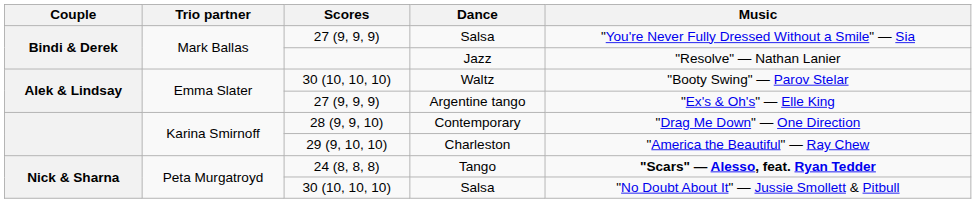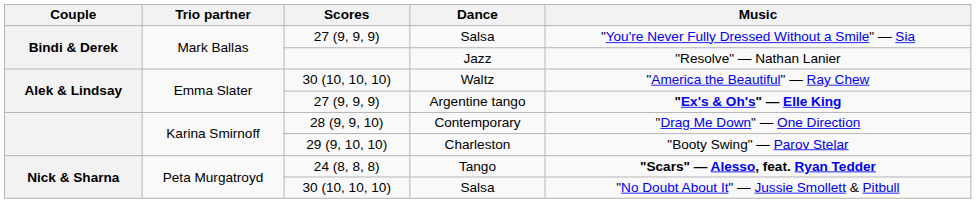(758, 79) "Booty Swing" — Parov Stelar -> (758, 79) "America the Beautiful" — Ray Chew
(758, 101) normal -> (758, 101) bold
(758, 144) "America the Beautiful" — Ray Chew -> (758, 144) "Booty Swing" — Parov Stelar
